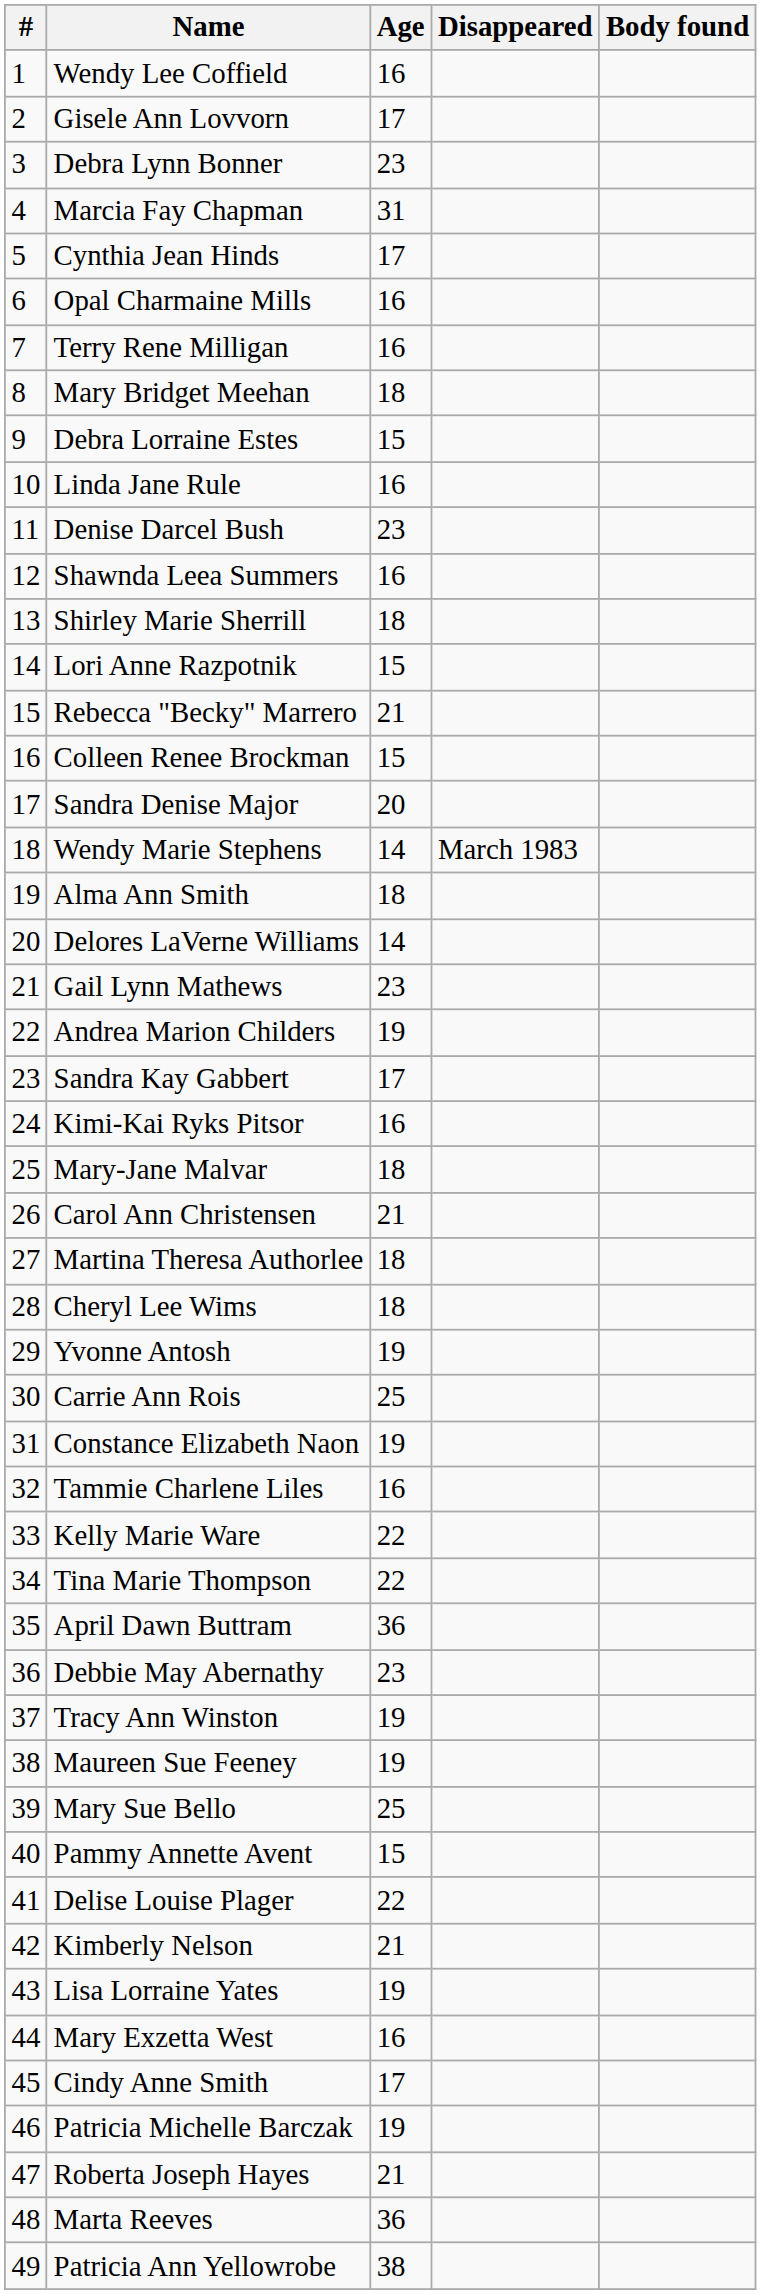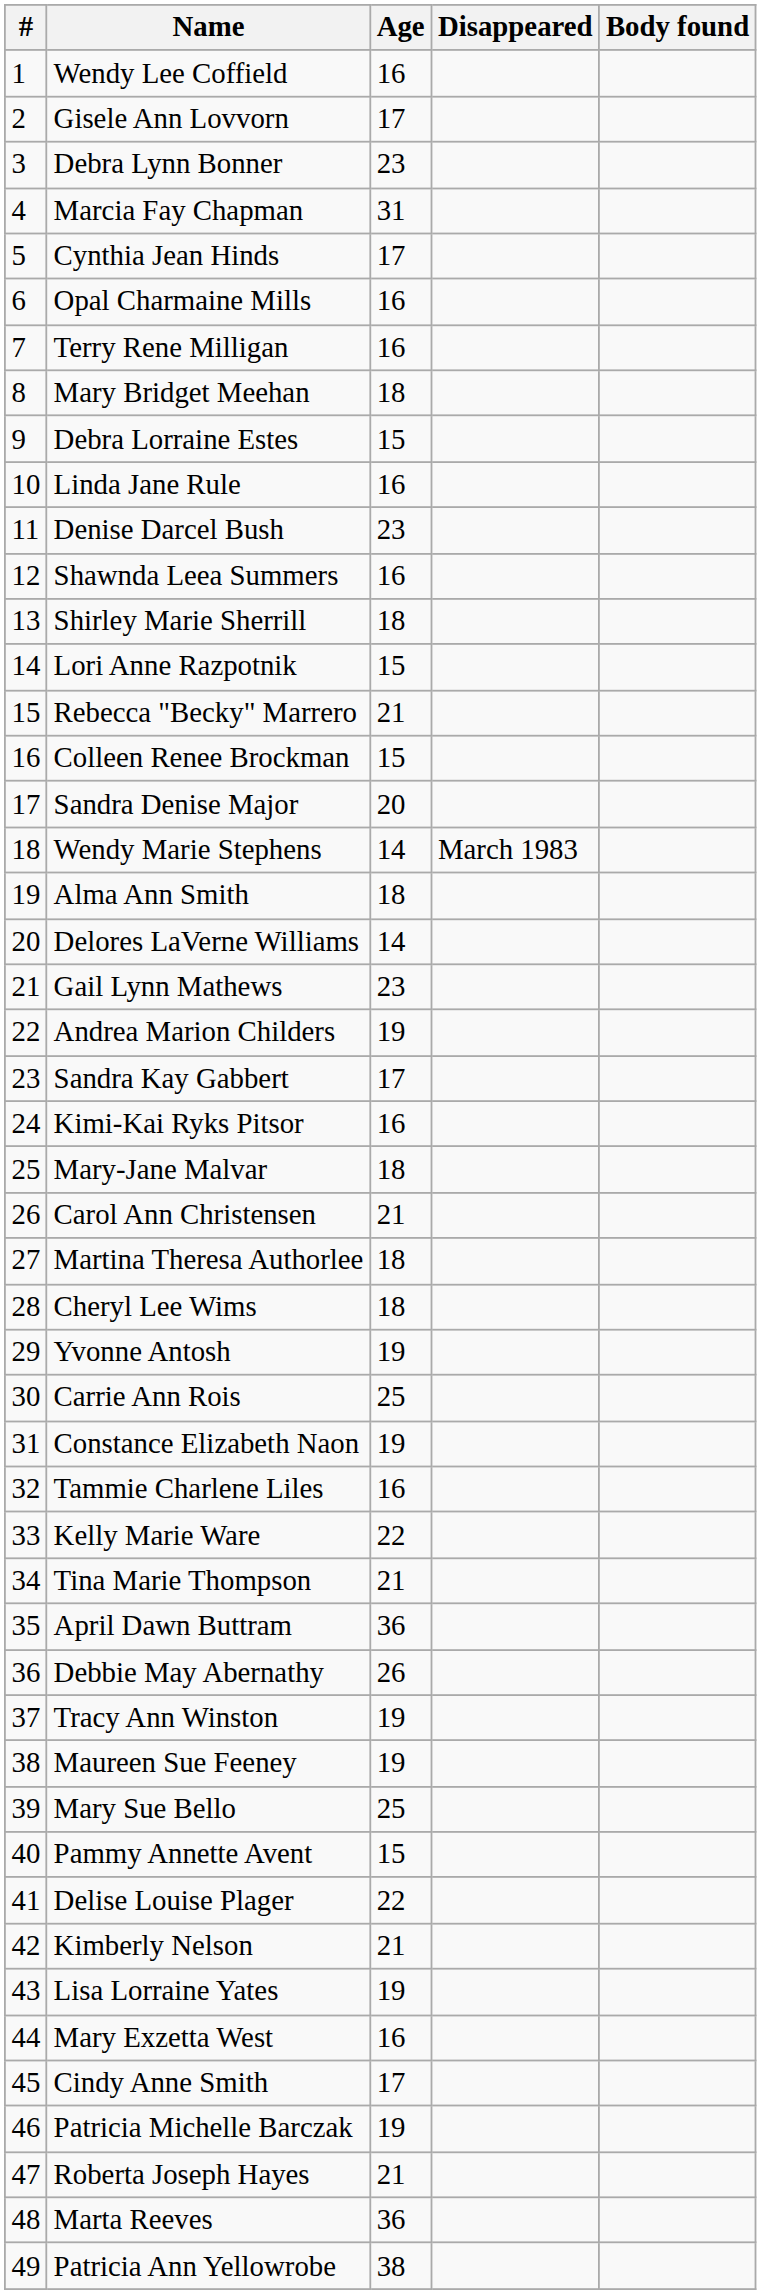(391, 1580) 22 -> (391, 1580) 21
(391, 1671) 23 -> (391, 1671) 26
